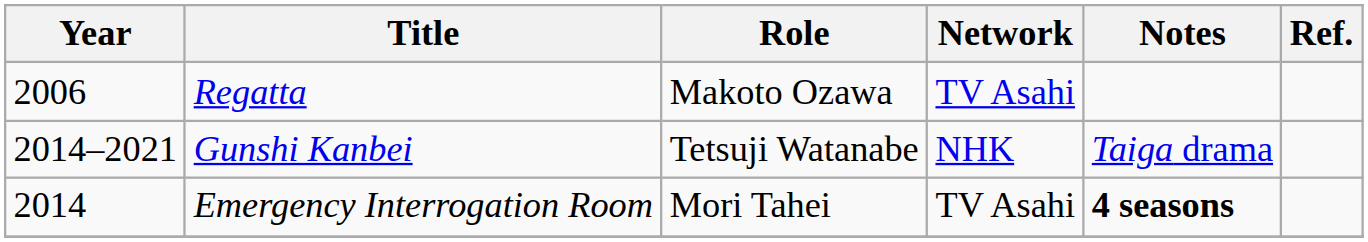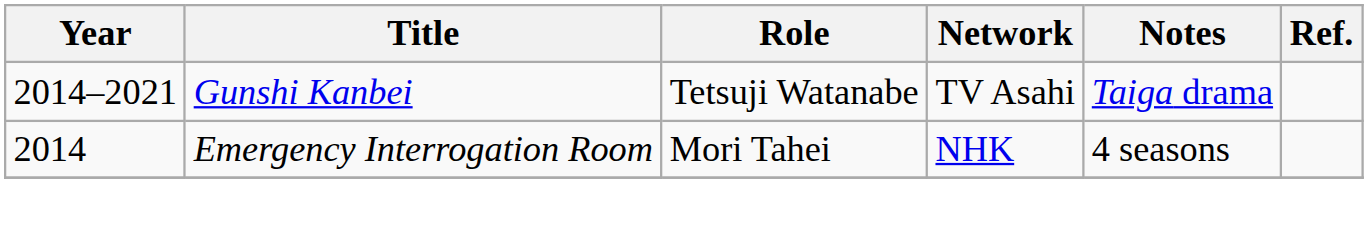- row: (250, 90)
(975, 148) NHK -> (1005, 90) TV Asahi
(1005, 206) TV Asahi -> (975, 148) NHK
(1163, 206) bold -> (1161, 148) normal
